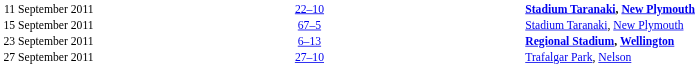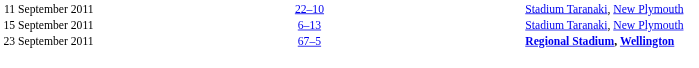(610, 9) bold -> (604, 9) normal
(309, 25) 67–5 -> (309, 25) 6–13
(309, 41) 6–13 -> (309, 41) 67–5
- row: (49, 57)
